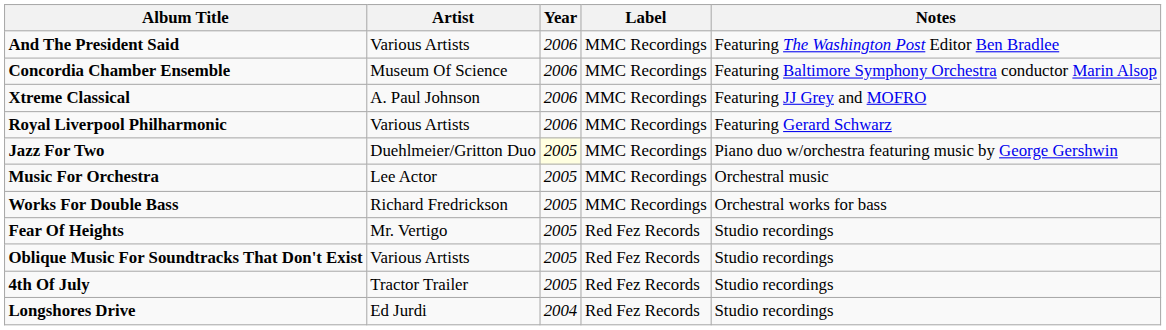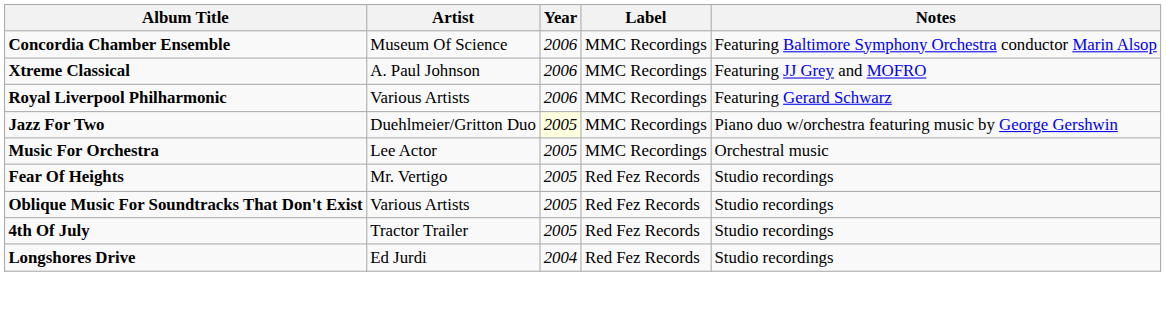- row: (94, 44)
- row: (93, 204)
